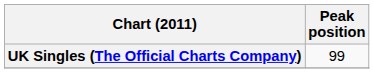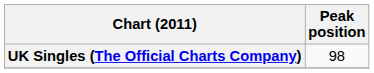(337, 56) 99 -> (337, 56) 98
